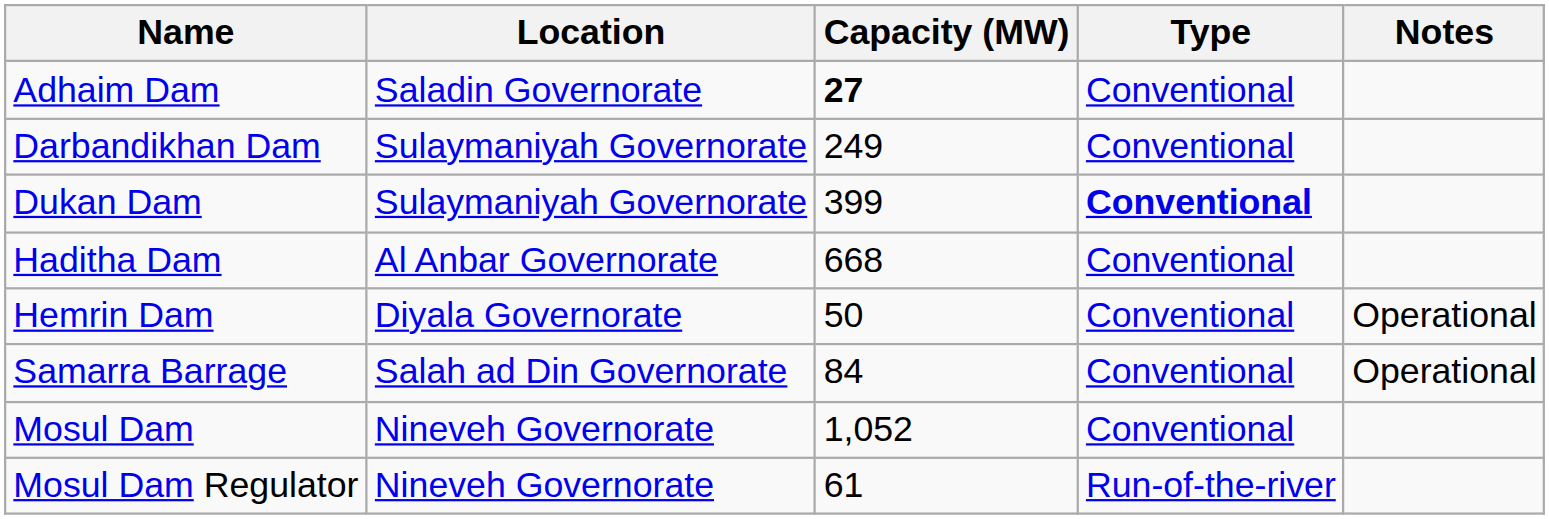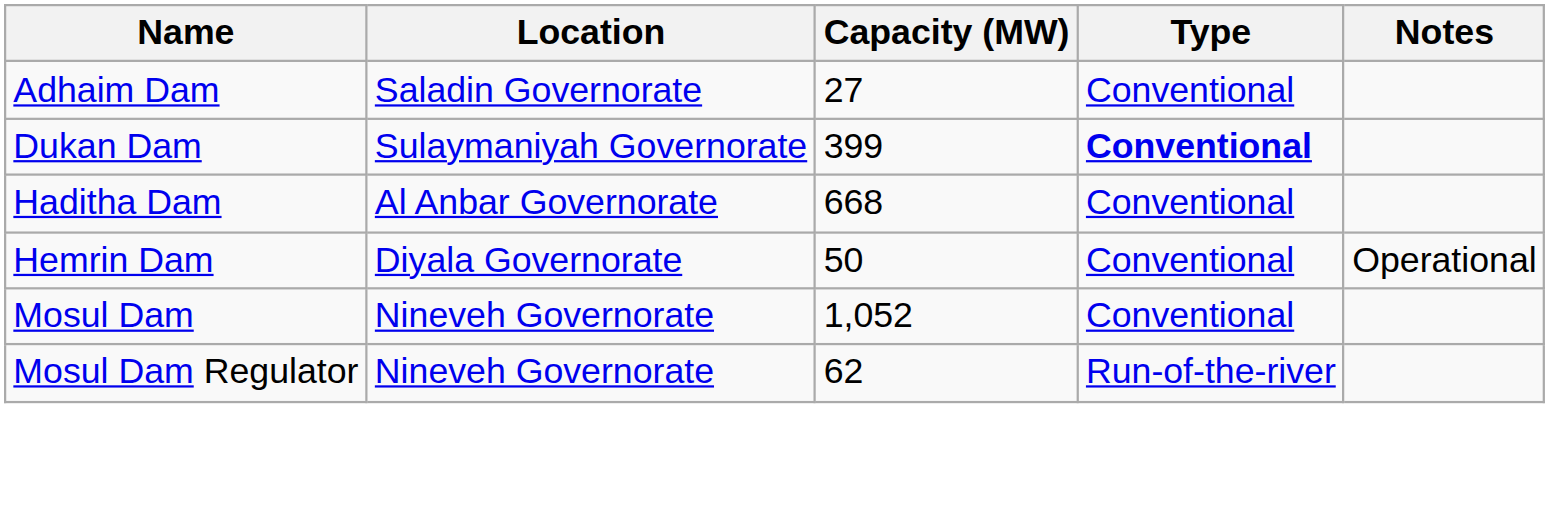(844, 89) bold -> (844, 89) normal
- row: (167, 145)
- row: (150, 372)
(844, 485) 61 -> (844, 372) 62
